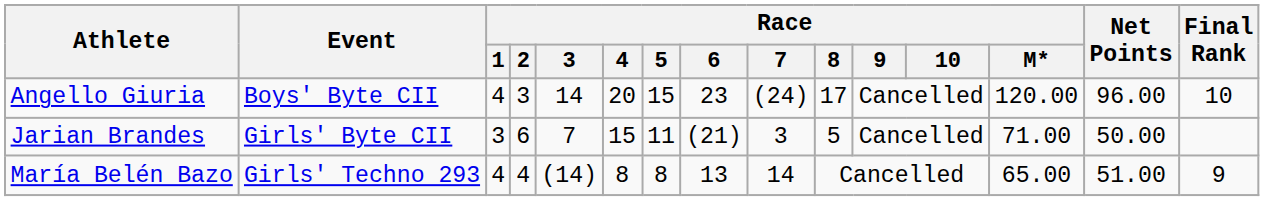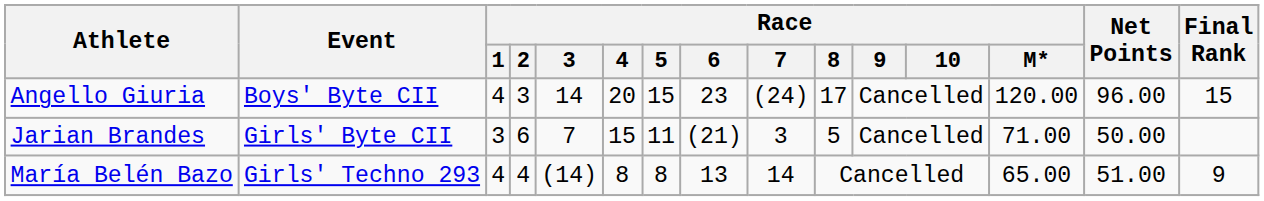(1219, 98) 10 -> (1219, 98) 15
